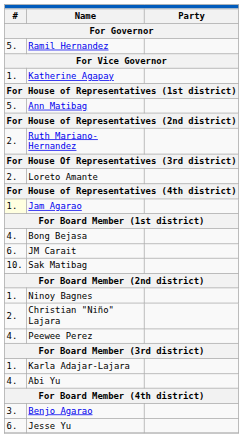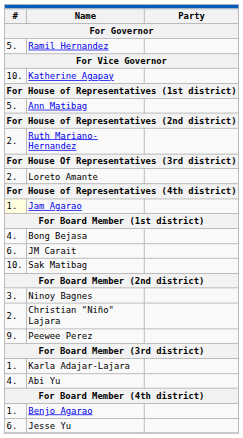(12, 76) 1. -> (15, 76) 10.
(12, 295) 1. -> (12, 295) 3.
(12, 336) 4. -> (12, 336) 9.
(12, 411) 3. -> (12, 411) 1.
